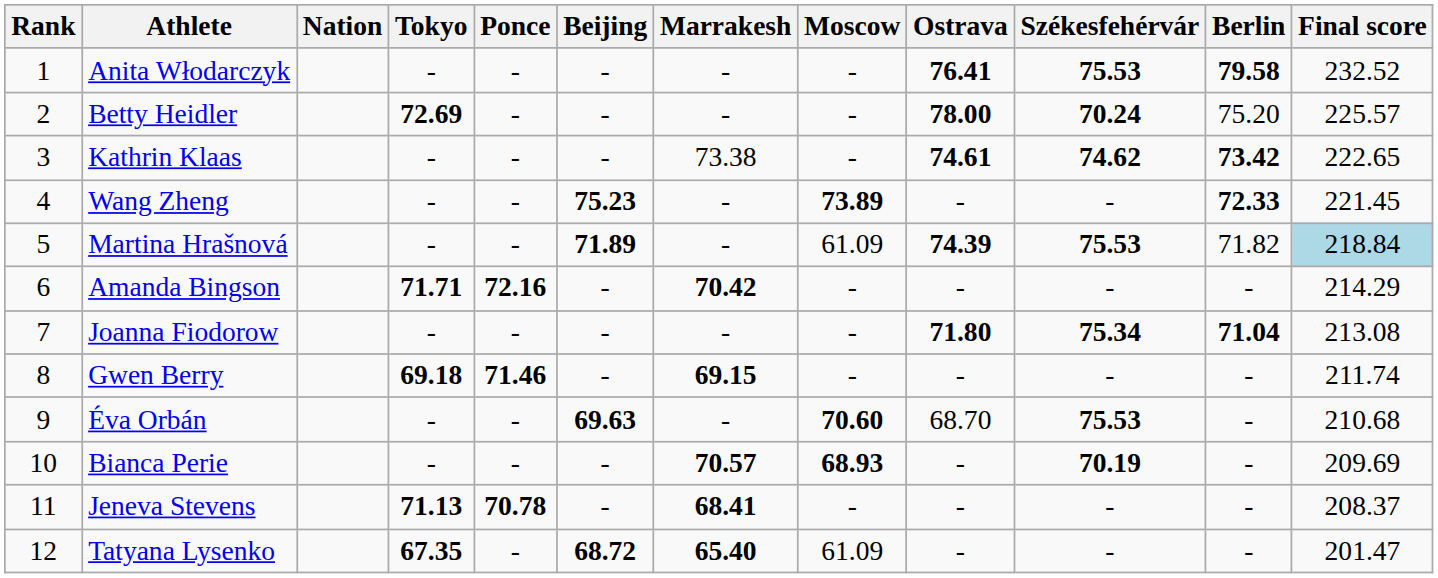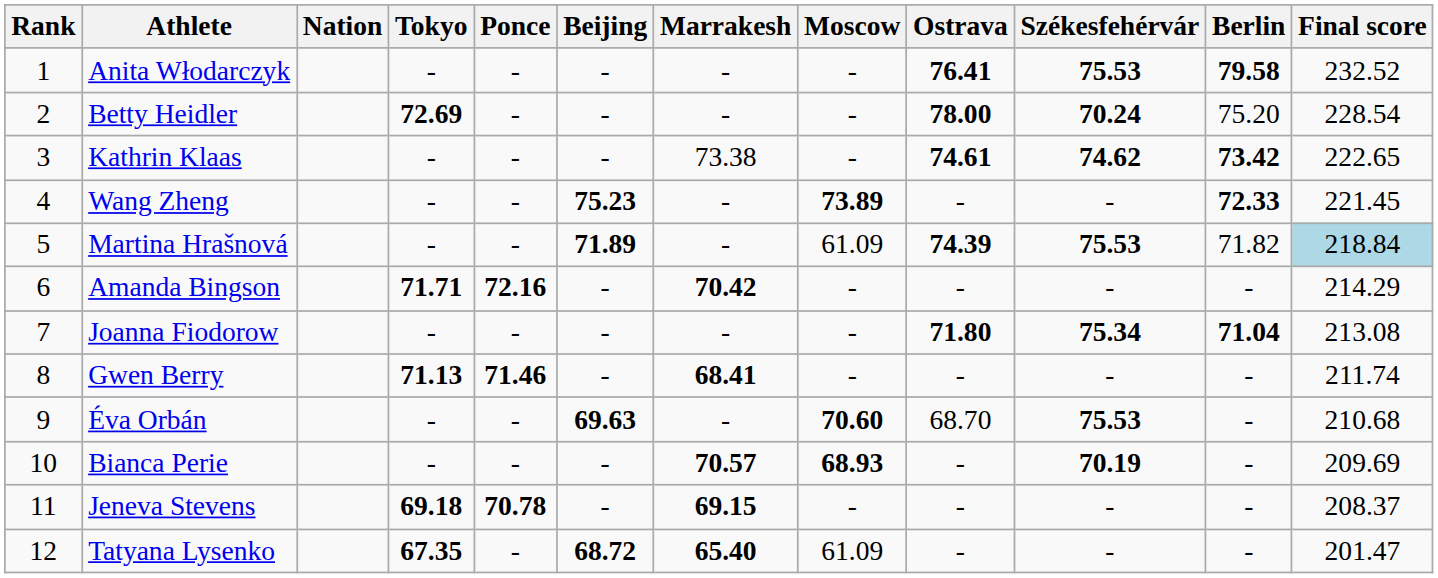(1362, 113) 225.57 -> (1362, 113) 228.54
(431, 375) 69.18 -> (431, 375) 71.13
(726, 375) 69.15 -> (726, 375) 68.41
(431, 506) 71.13 -> (431, 506) 69.18
(726, 506) 68.41 -> (726, 506) 69.15
